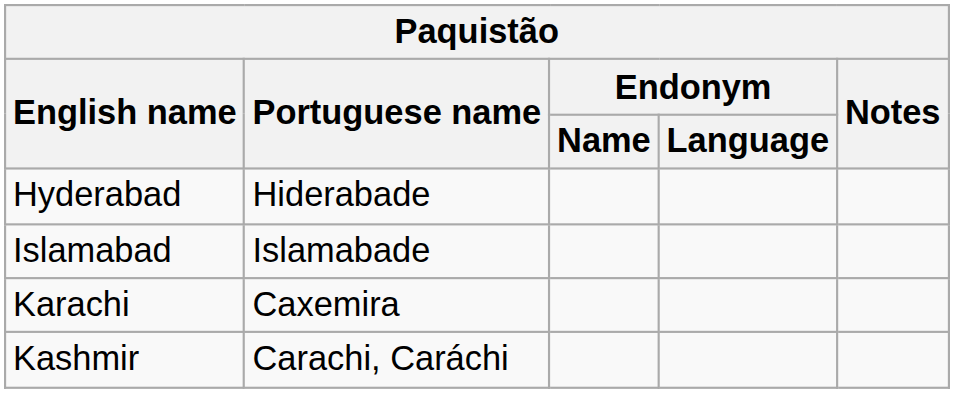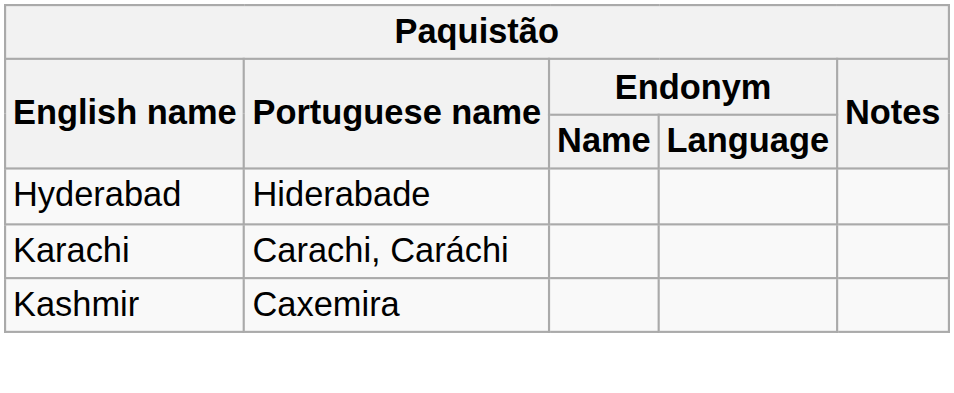- row: (92, 250)
(326, 304) Caxemira -> (381, 250) Carachi, Caráchi
(381, 359) Carachi, Caráchi -> (326, 304) Caxemira
